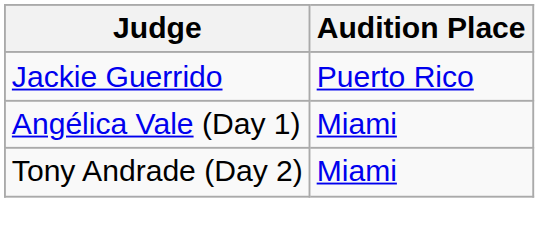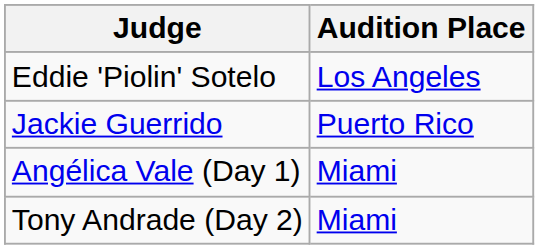+ row: (144, 76)
